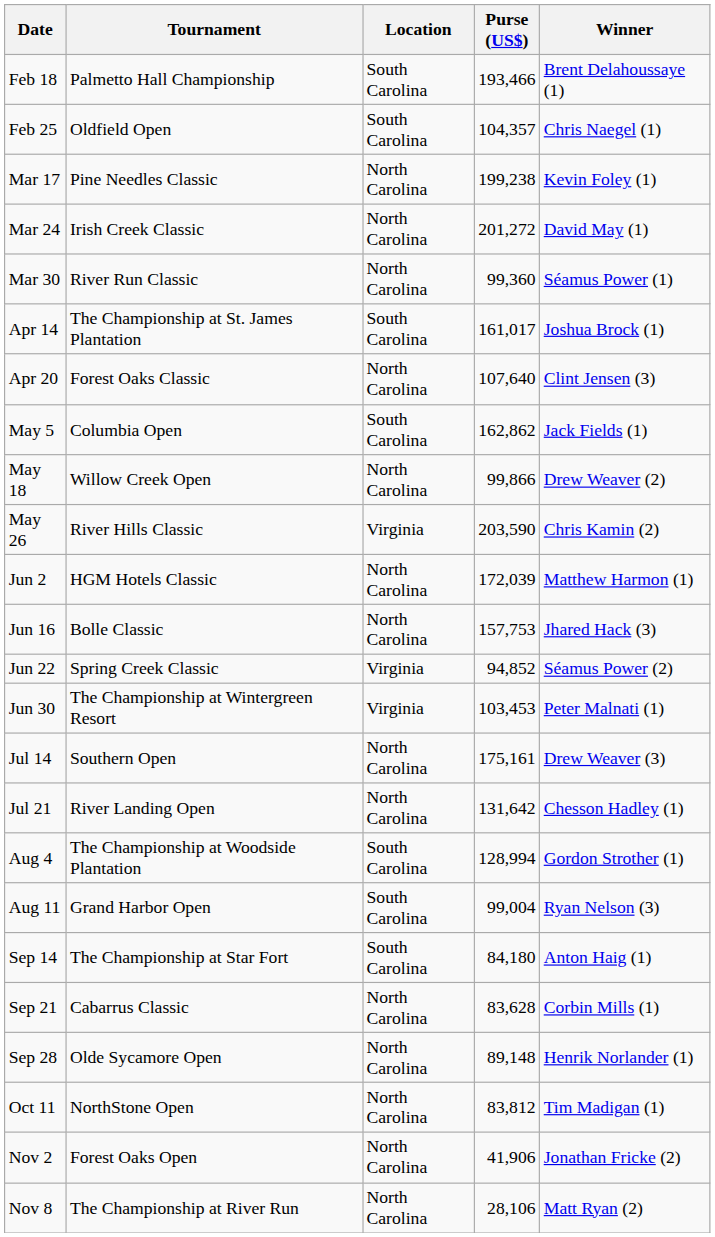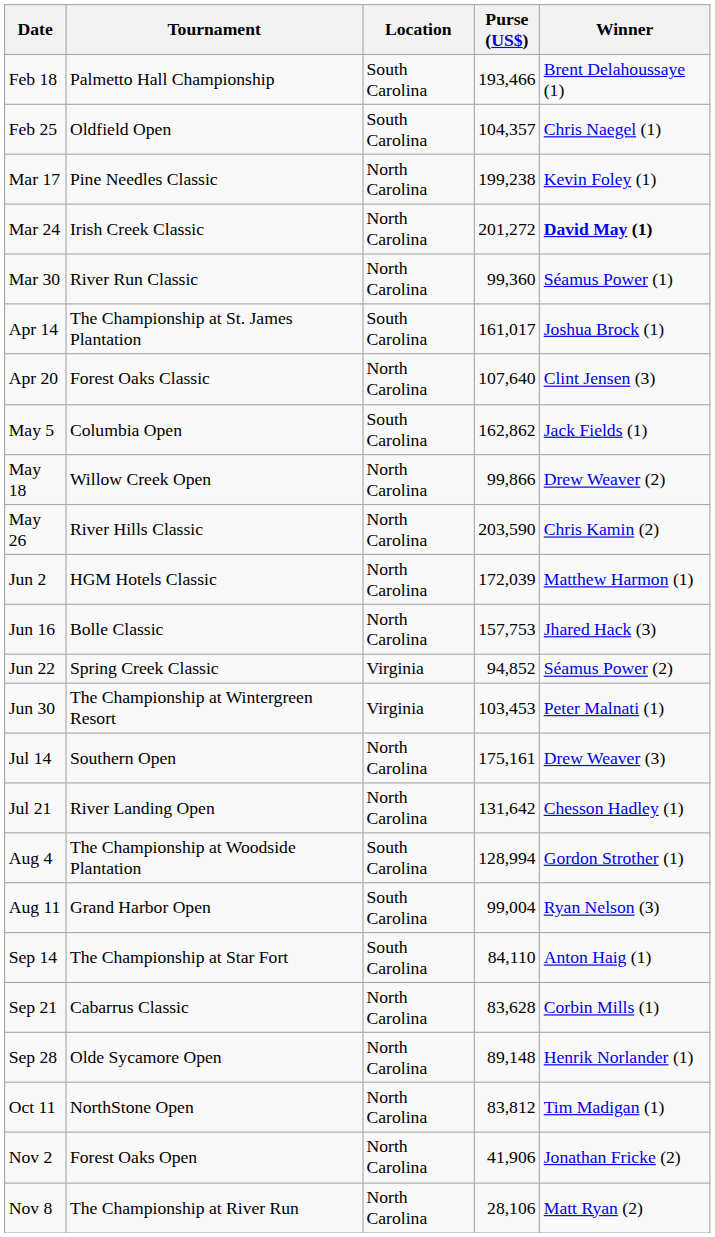(596, 229) normal -> (598, 229) bold
(395, 529) Virginia -> (397, 529) North Carolina
(511, 957) 84,180 -> (512, 957) 84,110
